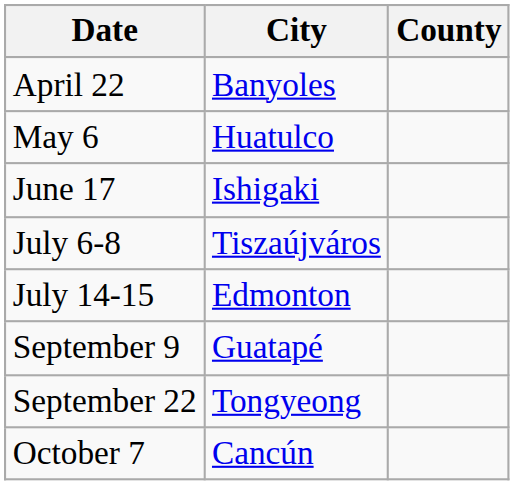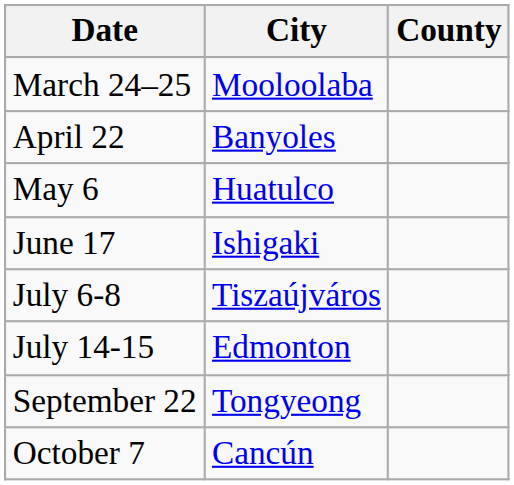+ row: (102, 83)
- row: (96, 347)
